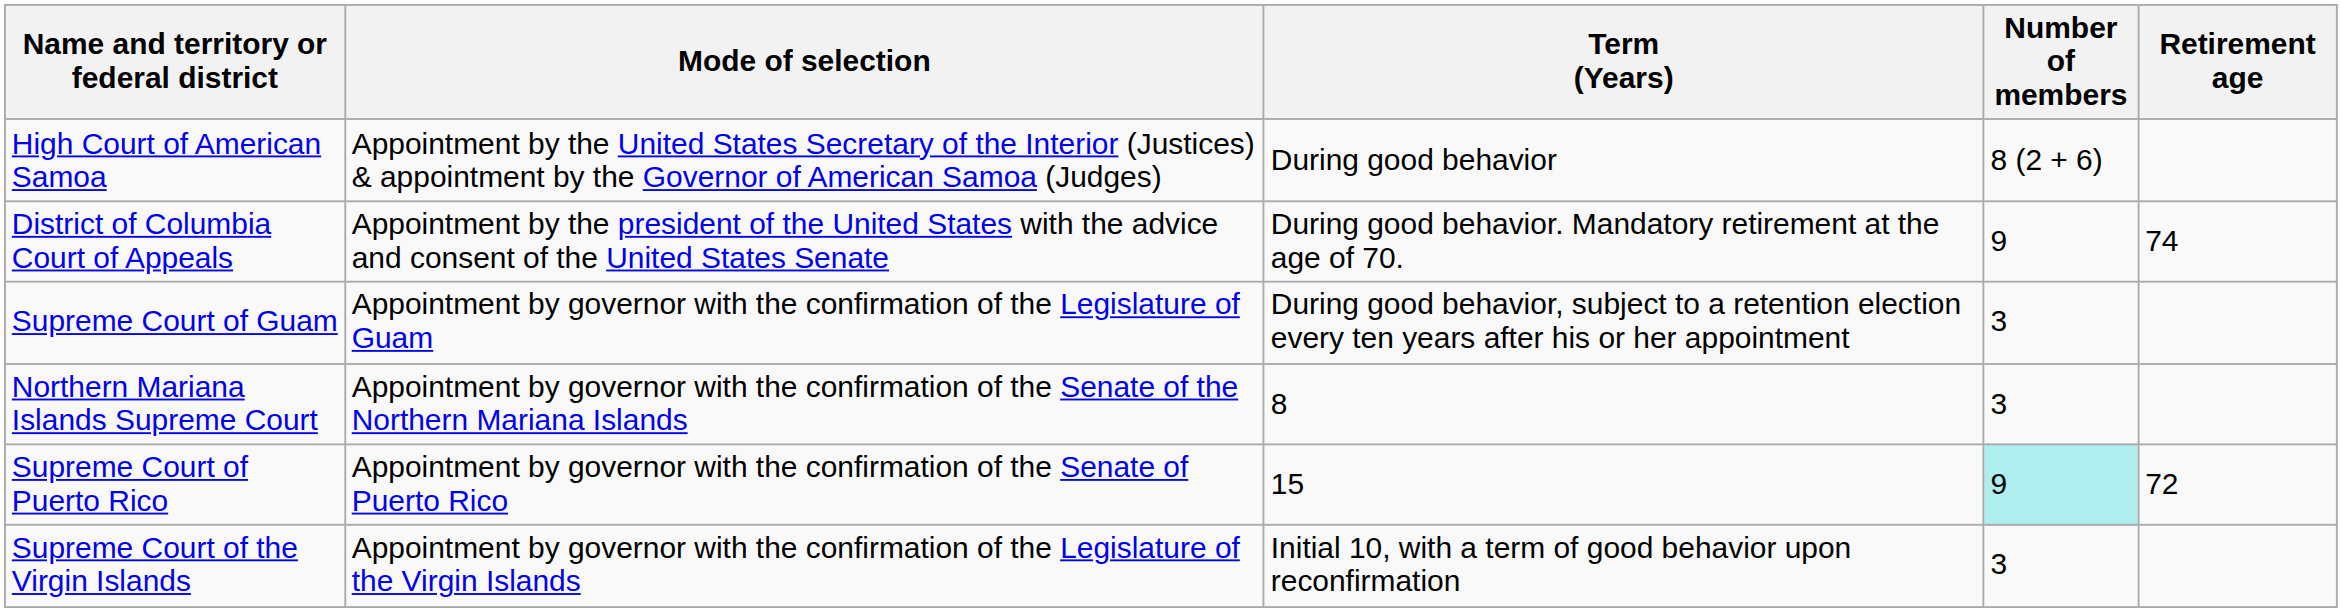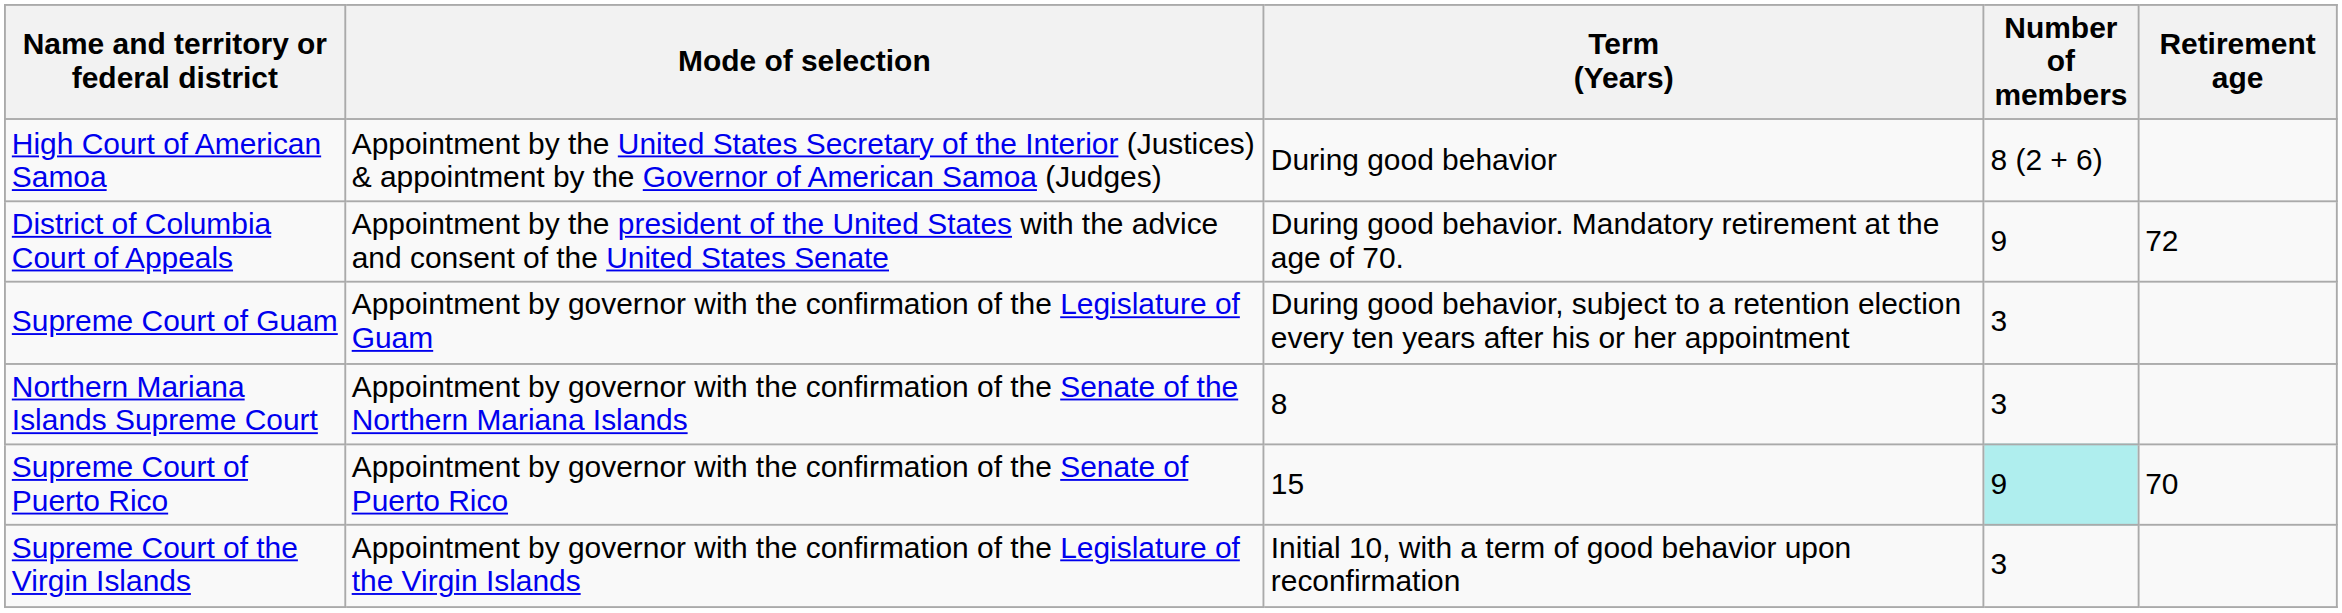(2162, 240) 74 -> (2162, 240) 72
(2162, 484) 72 -> (2162, 484) 70
